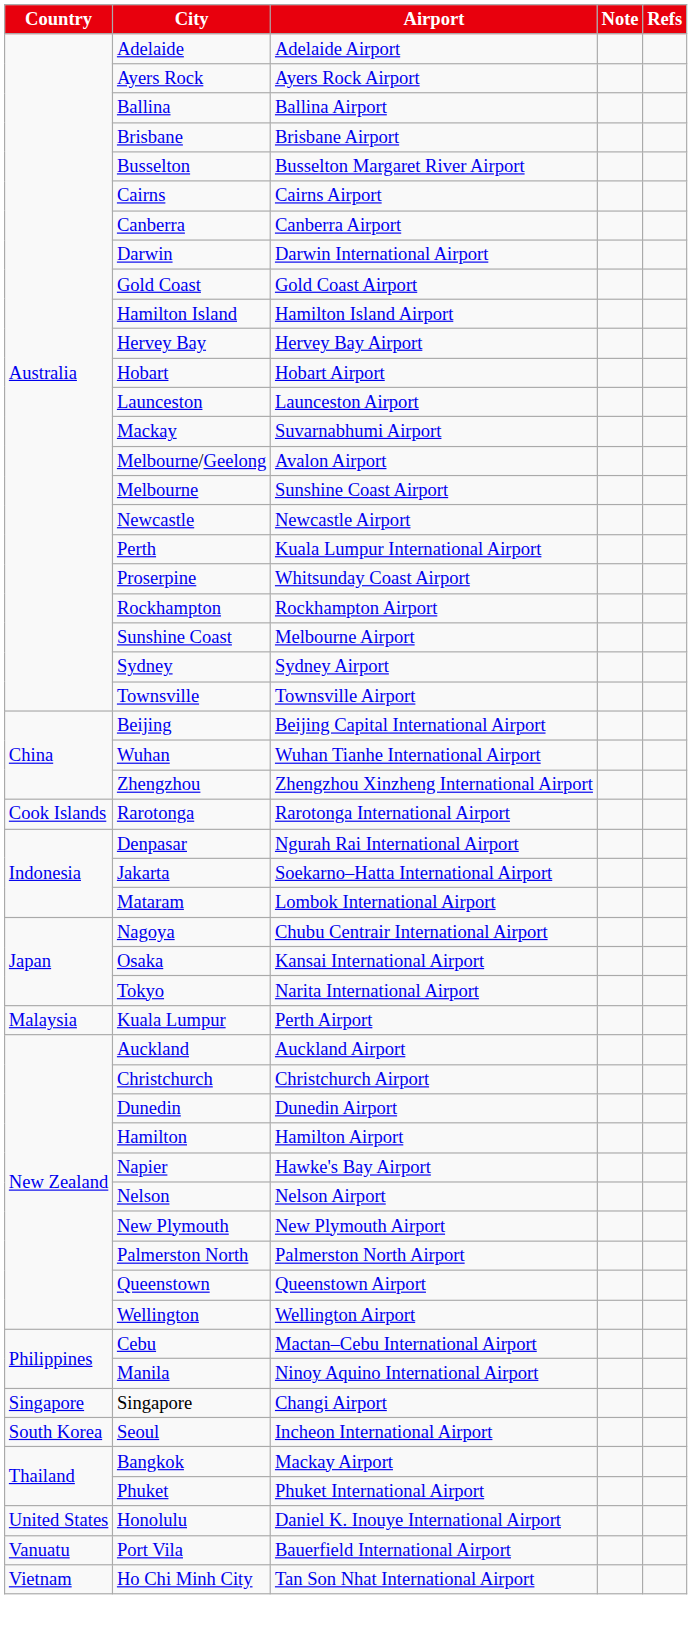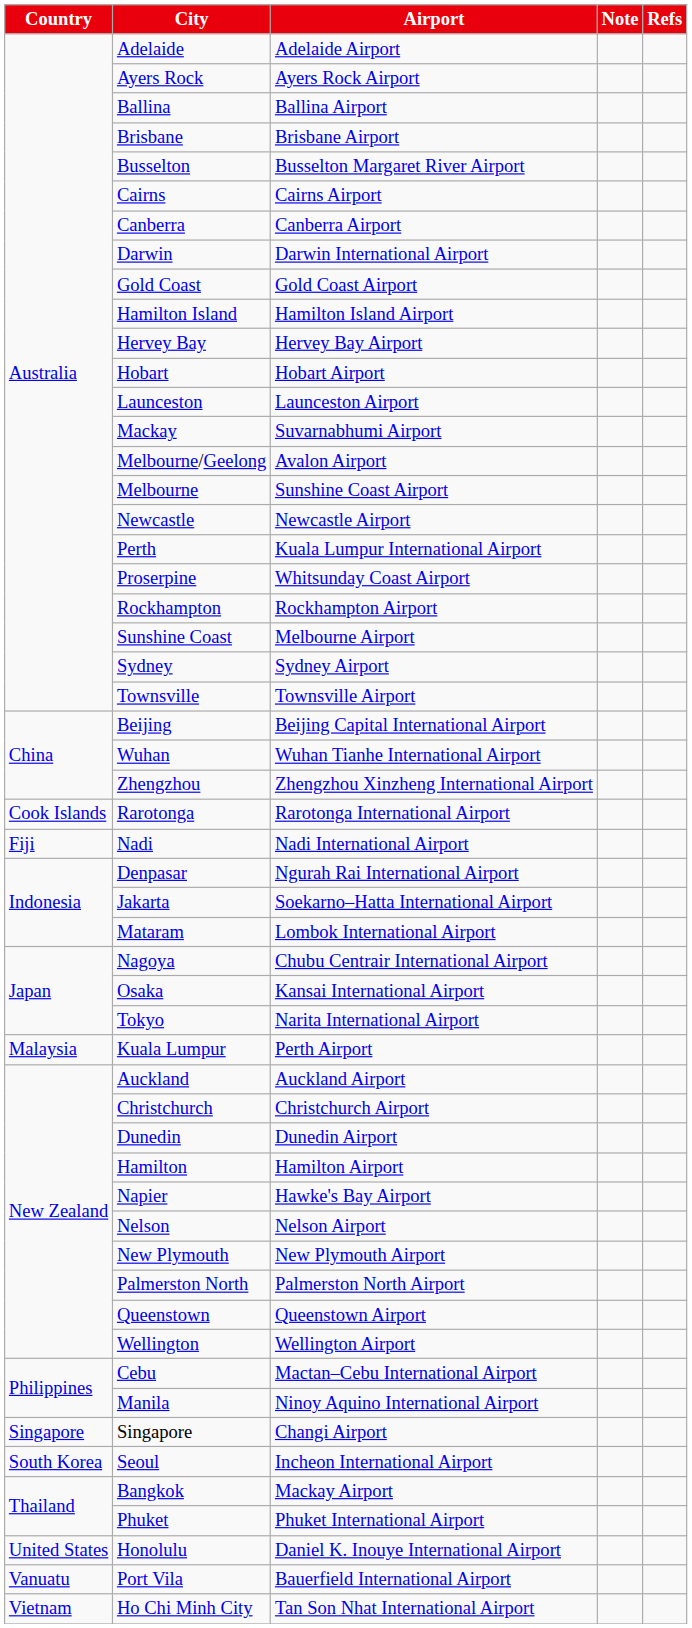+ row: (135, 843)
